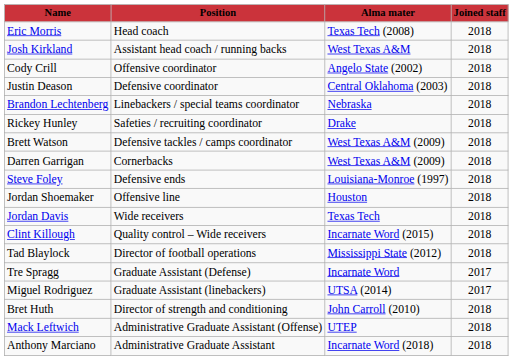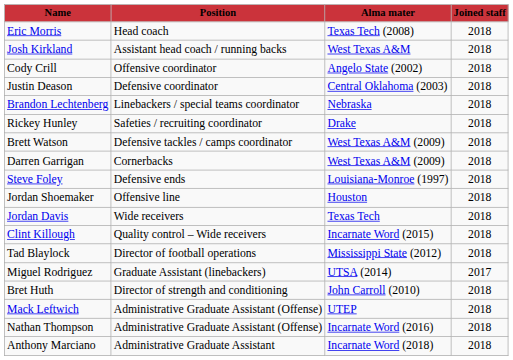- row: (33, 271)
+ row: (50, 327)
